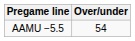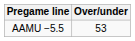(101, 28) 54 -> (101, 28) 53
